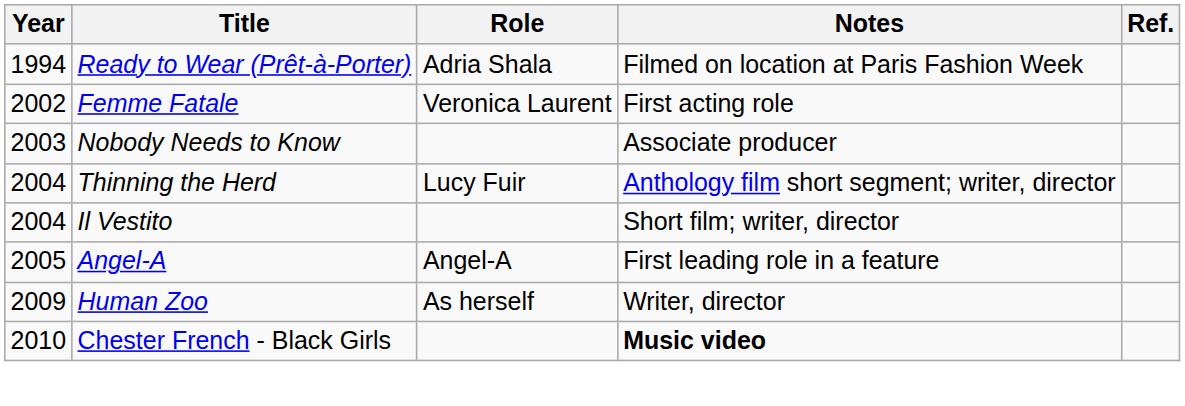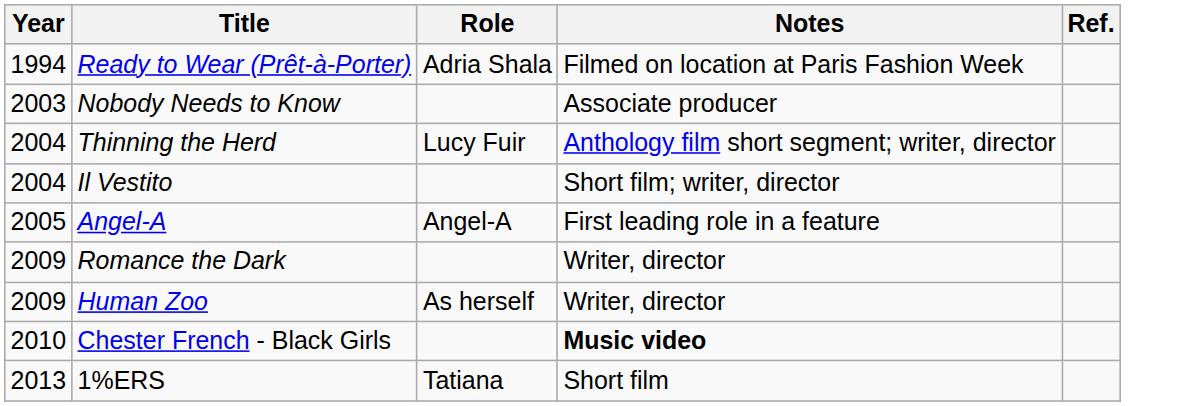- row: (158, 103)
+ row: (182, 261)
+ row: (121, 380)
